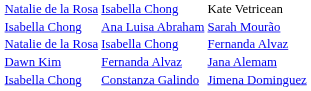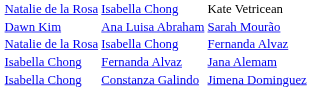(43, 26) Isabella Chong -> (33, 26) Dawn Kim
(33, 62) Dawn Kim -> (43, 62) Isabella Chong
